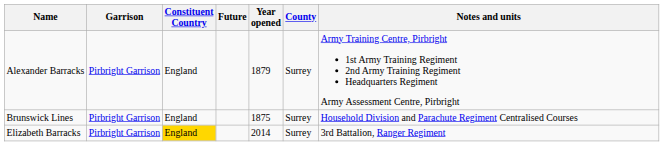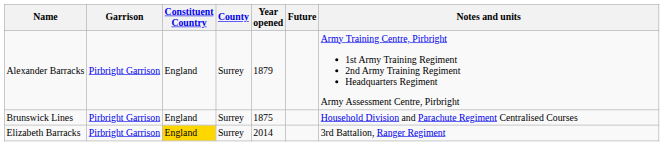columns swapped: (301, 17) <-> (232, 17)
